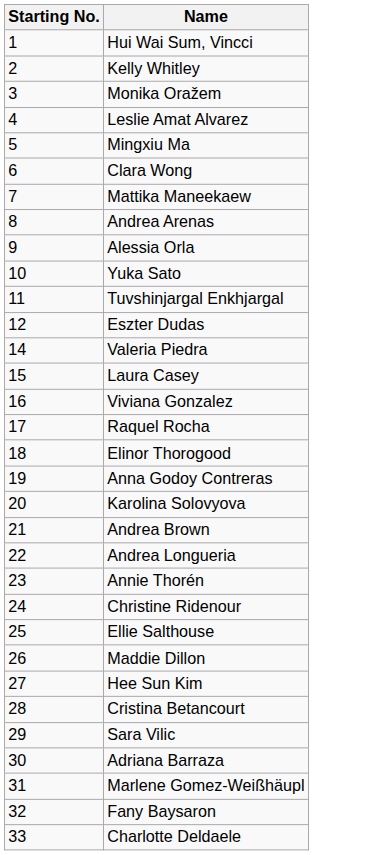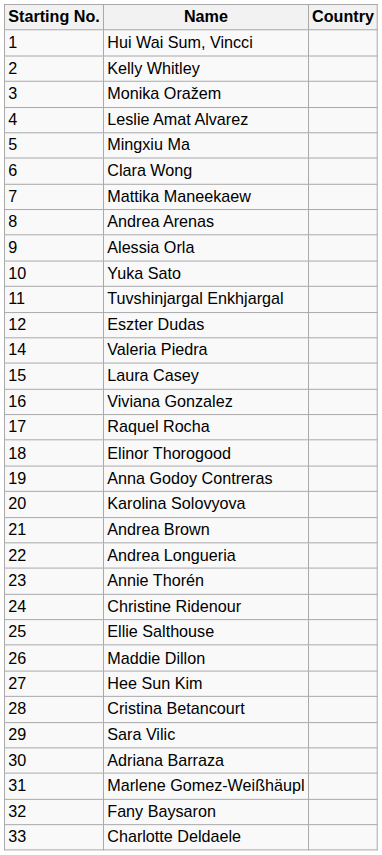+ column: (343, 17)
